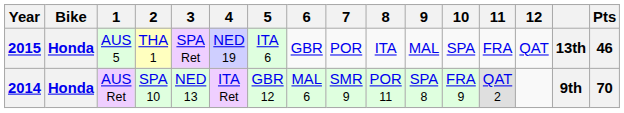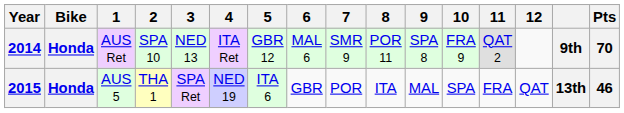rows swapped: (24, 88) <-> (24, 48)
